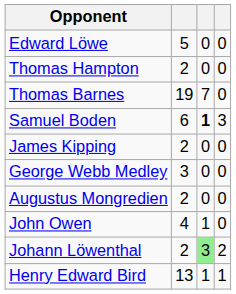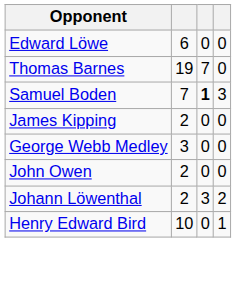(184, 43) 5 -> (184, 43) 6
- row: (74, 69)
(184, 120) 6 -> (184, 95) 7
- row: (88, 198)
(184, 224) 4 -> (184, 172) 2
(206, 224) 1 -> (205, 172) 0
(206, 250) lightgreen background -> (205, 198) no background
(184, 276) 13 -> (184, 224) 10
(206, 276) 1 -> (205, 224) 0
